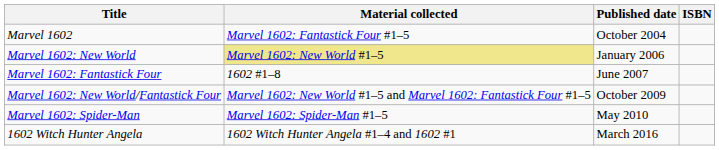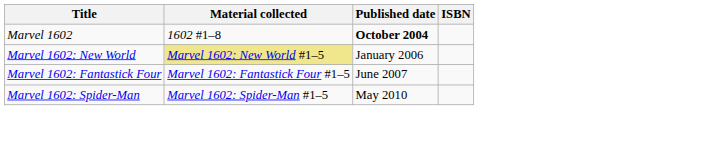(318, 34) Marvel 1602: Fantastick Four #1–5 -> (194, 34) 1602 #1–8
(631, 34) normal -> (392, 34) bold
(254, 74) 1602 #1–8 -> (259, 74) Marvel 1602: Fantastick Four #1–5
- row: (114, 94)
- row: (75, 134)
